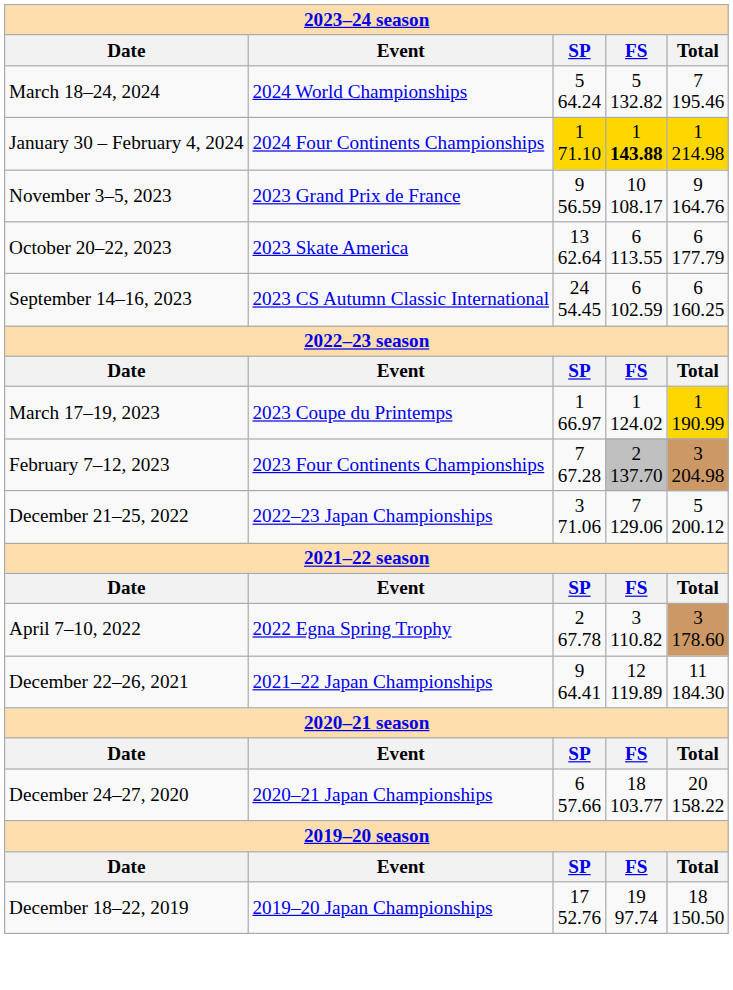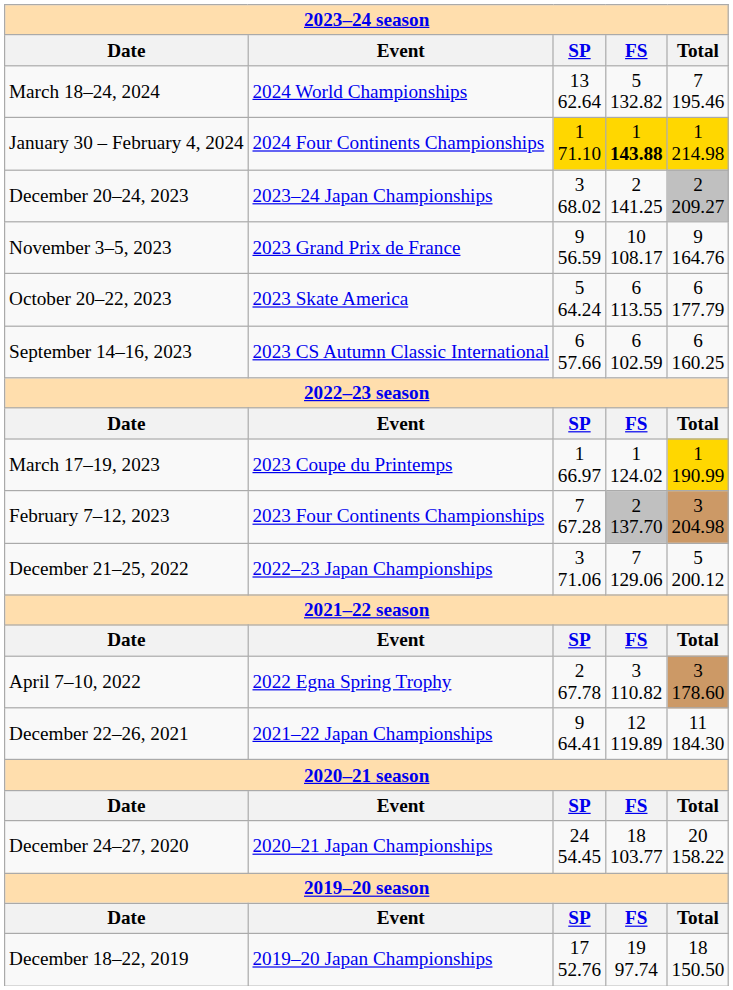(579, 91) 5 64.24 -> (579, 91) 13 62.64
+ row: (99, 195)
(579, 247) 13 62.64 -> (579, 299) 5 64.24
(579, 299) 24 54.45 -> (579, 351) 6 57.66
(579, 794) 6 57.66 -> (579, 846) 24 54.45
